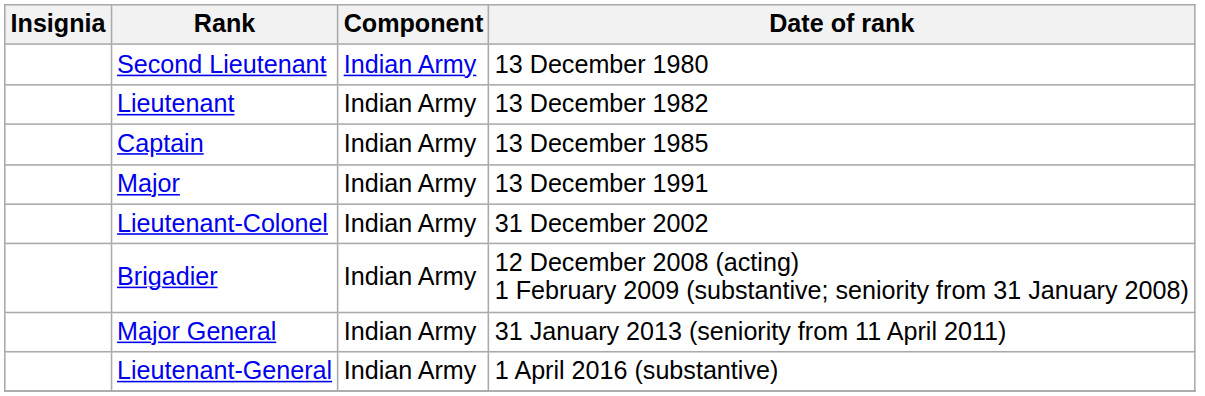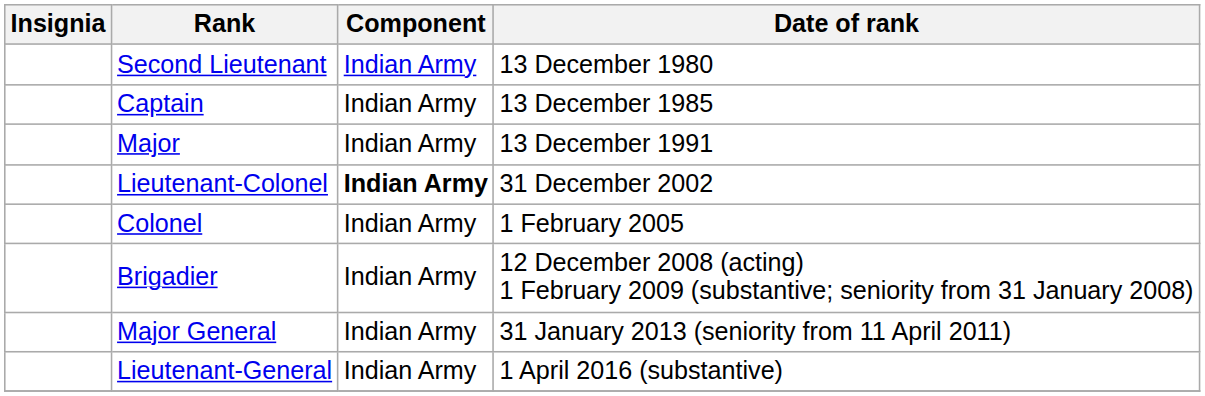- row: (176, 104)
(410, 223) normal -> (416, 183) bold
+ row: (160, 223)
